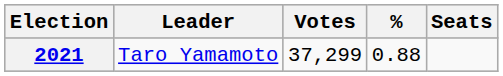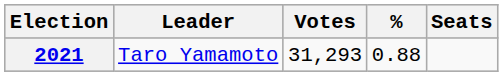(325, 55) 37,299 -> (325, 55) 31,293
